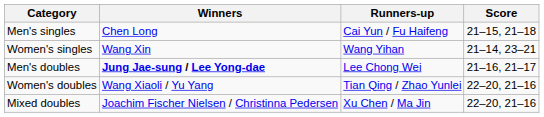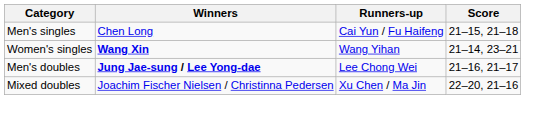(126, 49) normal -> (123, 49) bold
- row: (52, 85)
